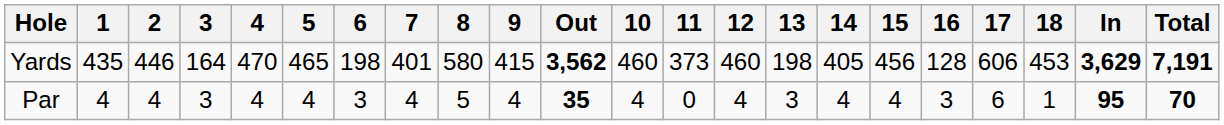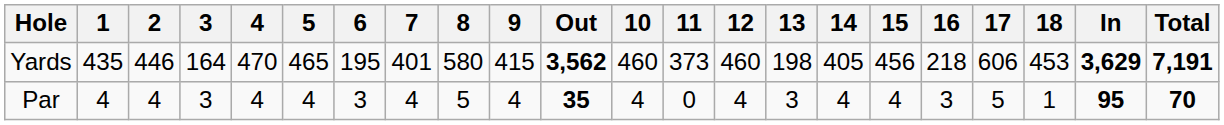(360, 61) 198 -> (360, 61) 195
(946, 61) 128 -> (946, 61) 218
(998, 100) 6 -> (998, 100) 5
